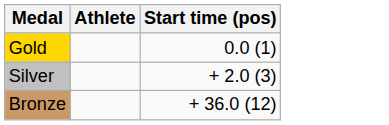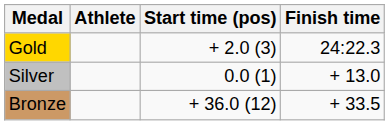+ column: (333, 18)
(250, 47) 0.0 (1) -> (243, 47) + 2.0 (3)
(243, 76) + 2.0 (3) -> (250, 76) 0.0 (1)
